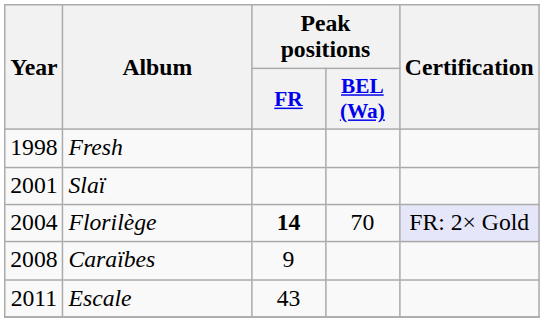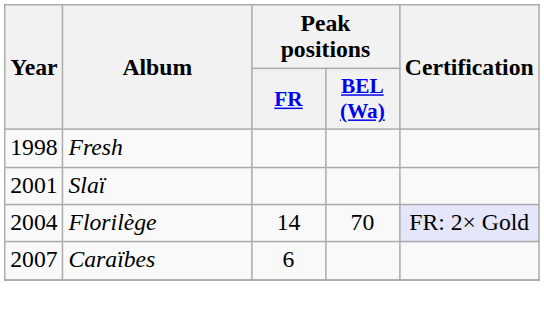(288, 222) bold -> (288, 222) normal
(34, 260) 2008 -> (34, 260) 2007
(288, 260) 9 -> (288, 260) 6
- row: (100, 298)
